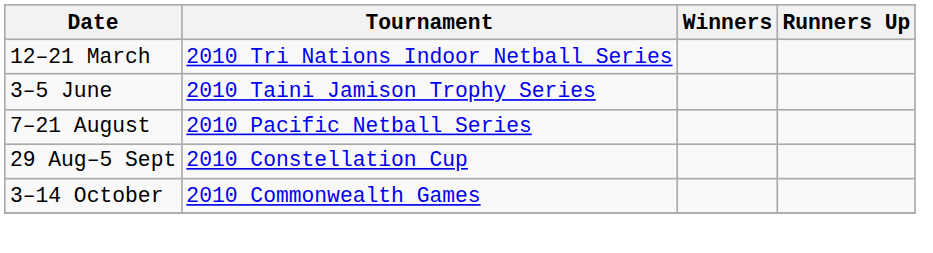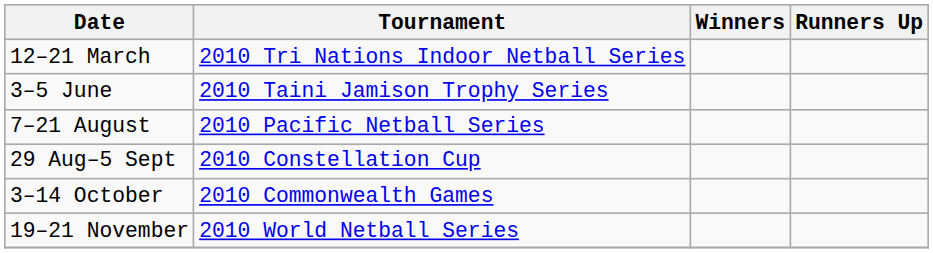+ row: (99, 231)
